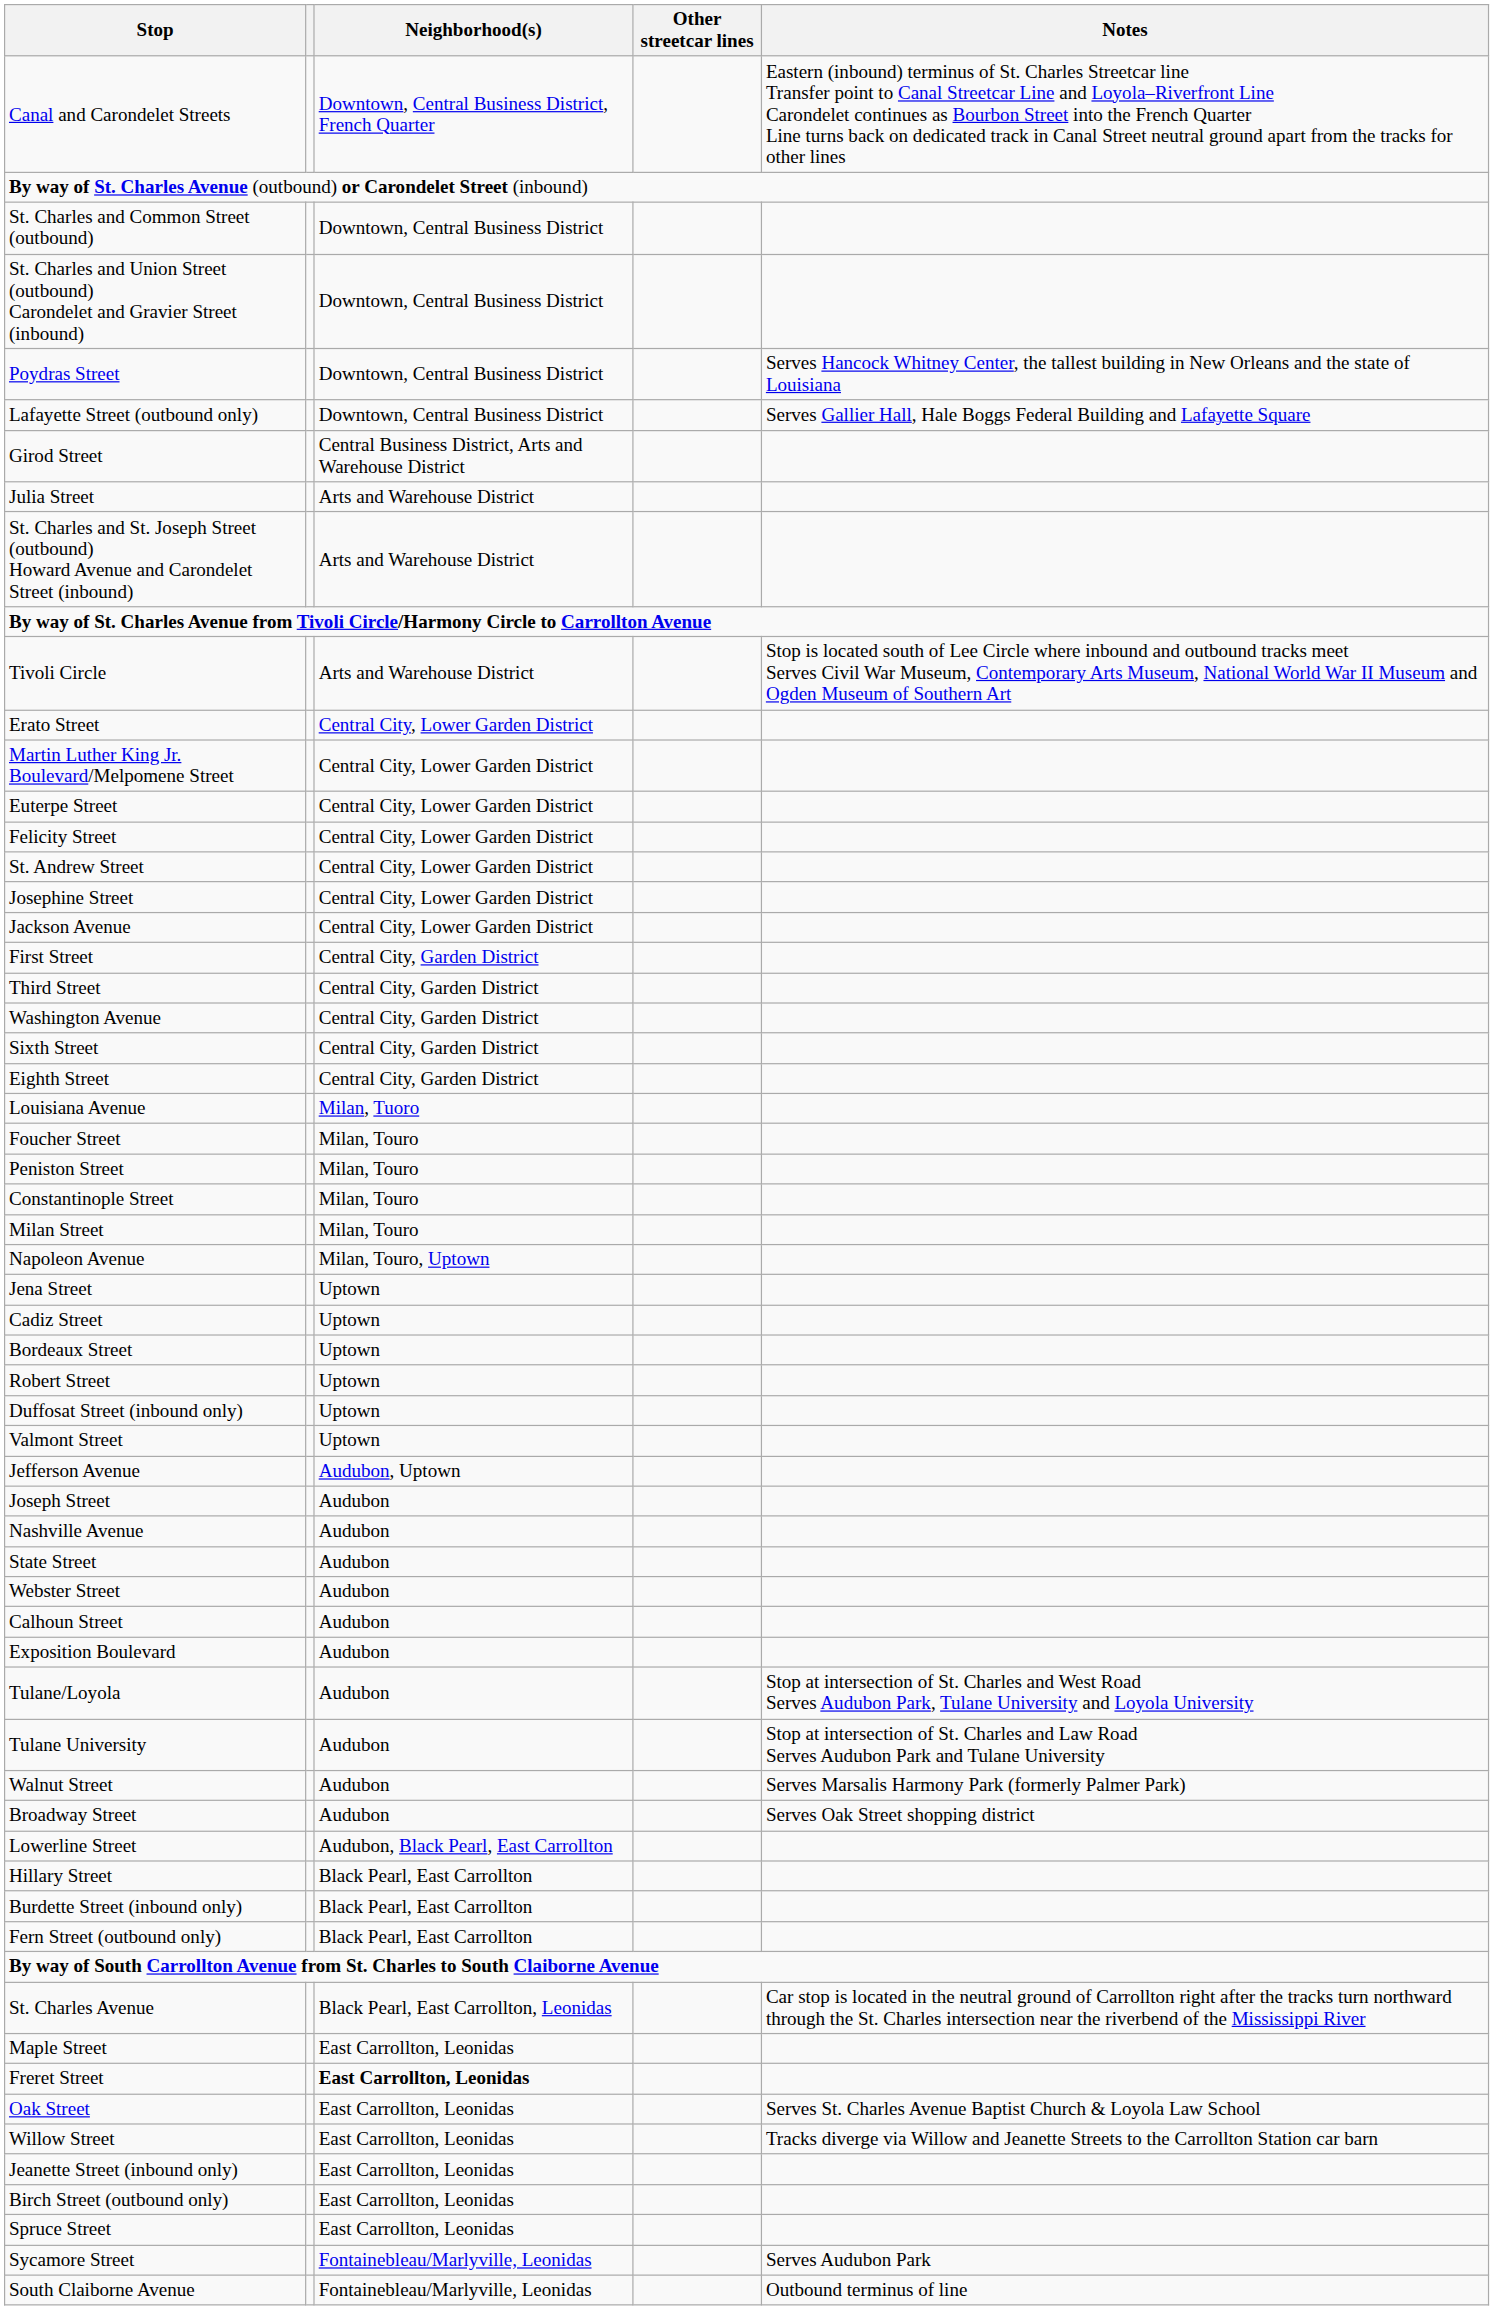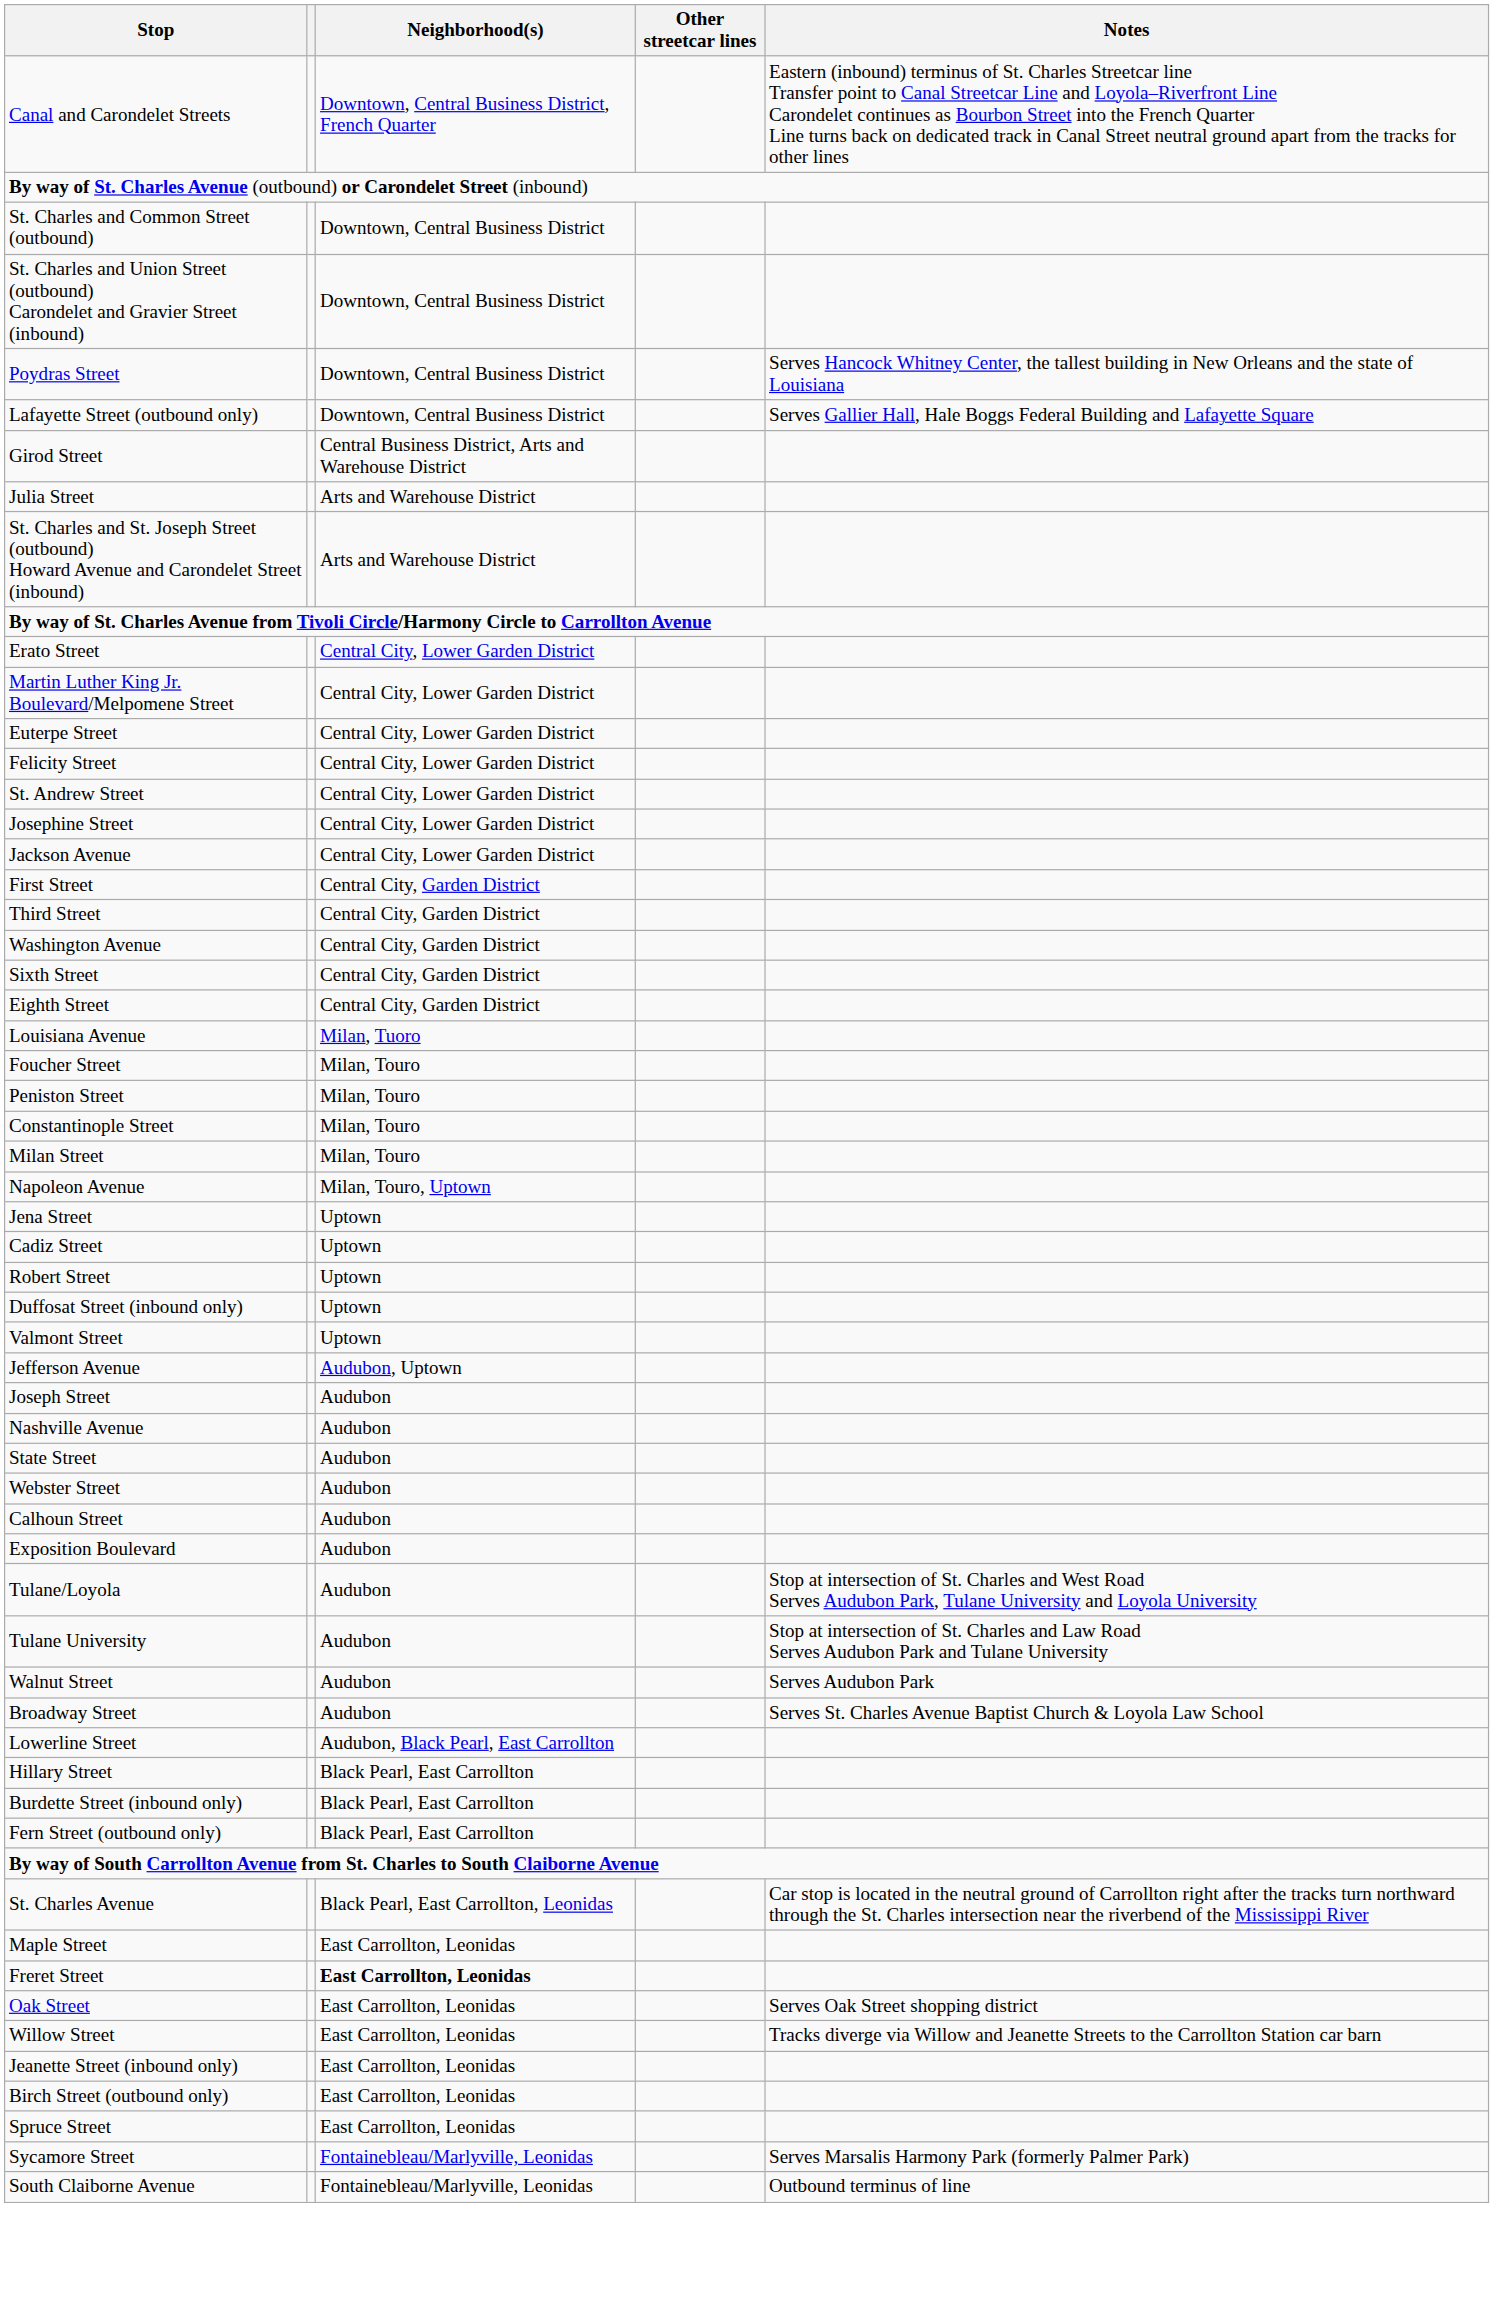- row: (58, 673)
- row: (71, 1350)
(976, 1785) Serves Marsalis Harmony Park (formerly Palmer Park) -> (852, 1682) Serves Audubon Park
(900, 1815) Serves Oak Street shopping district -> (1016, 1712) Serves St. Charles Avenue Baptist Church & Loyola Law School
(1013, 2108) Serves St. Charles Avenue Baptist Church & Loyola Law School -> (903, 2005) Serves Oak Street shopping district
(848, 2259) Serves Audubon Park -> (979, 2156) Serves Marsalis Harmony Park (formerly Palmer Park)
